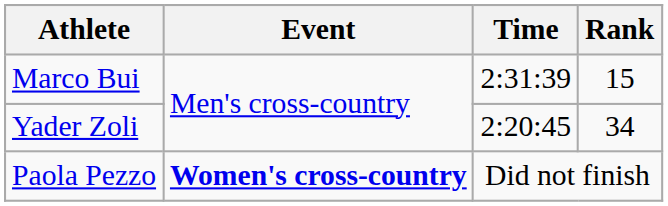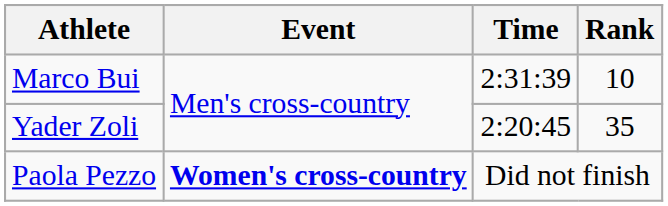(620, 78) 15 -> (620, 78) 10
(620, 127) 34 -> (620, 127) 35
